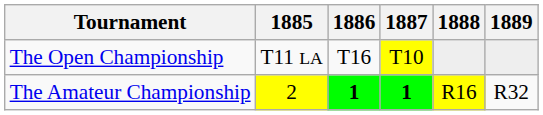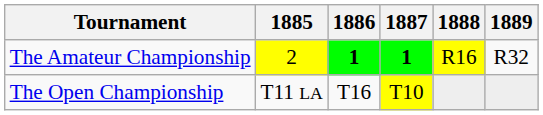rows swapped: (117, 57) <-> (130, 92)
